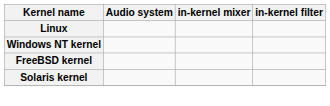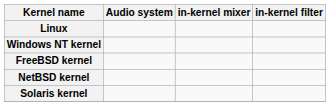+ row: (54, 77)
